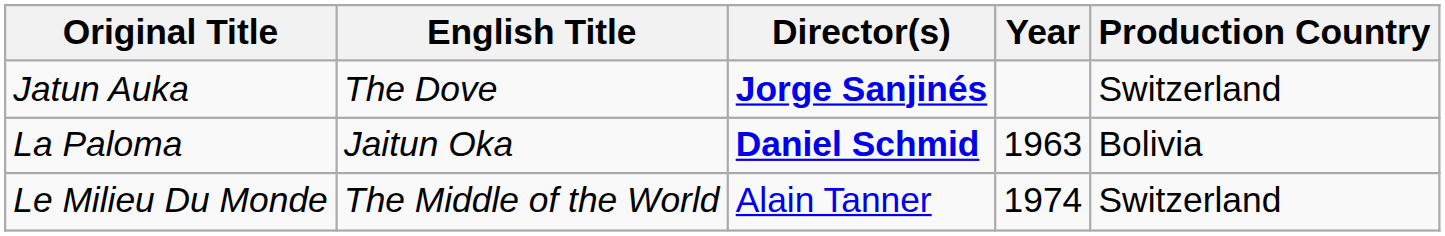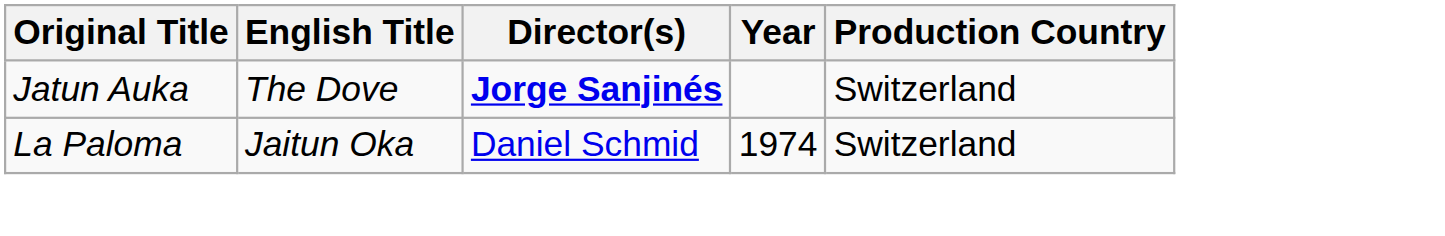(858, 144) bold -> (585, 144) normal
(1043, 144) 1963 -> (778, 144) 1974
(1151, 144) Bolivia -> (925, 144) Switzerland
- row: (170, 200)
